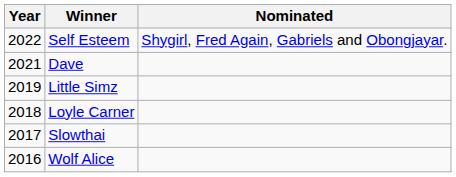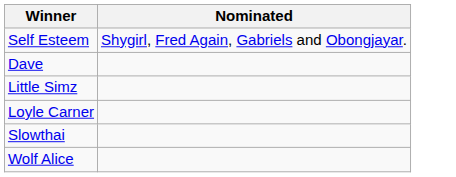- column: (25, 16)
